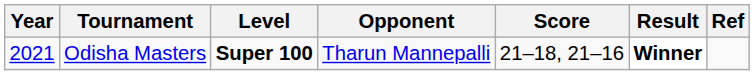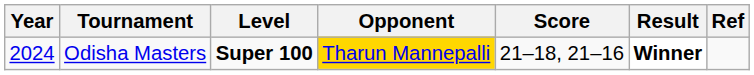(32, 53) 2021 -> (32, 53) 2024
(406, 53) no background -> (406, 53) gold background
